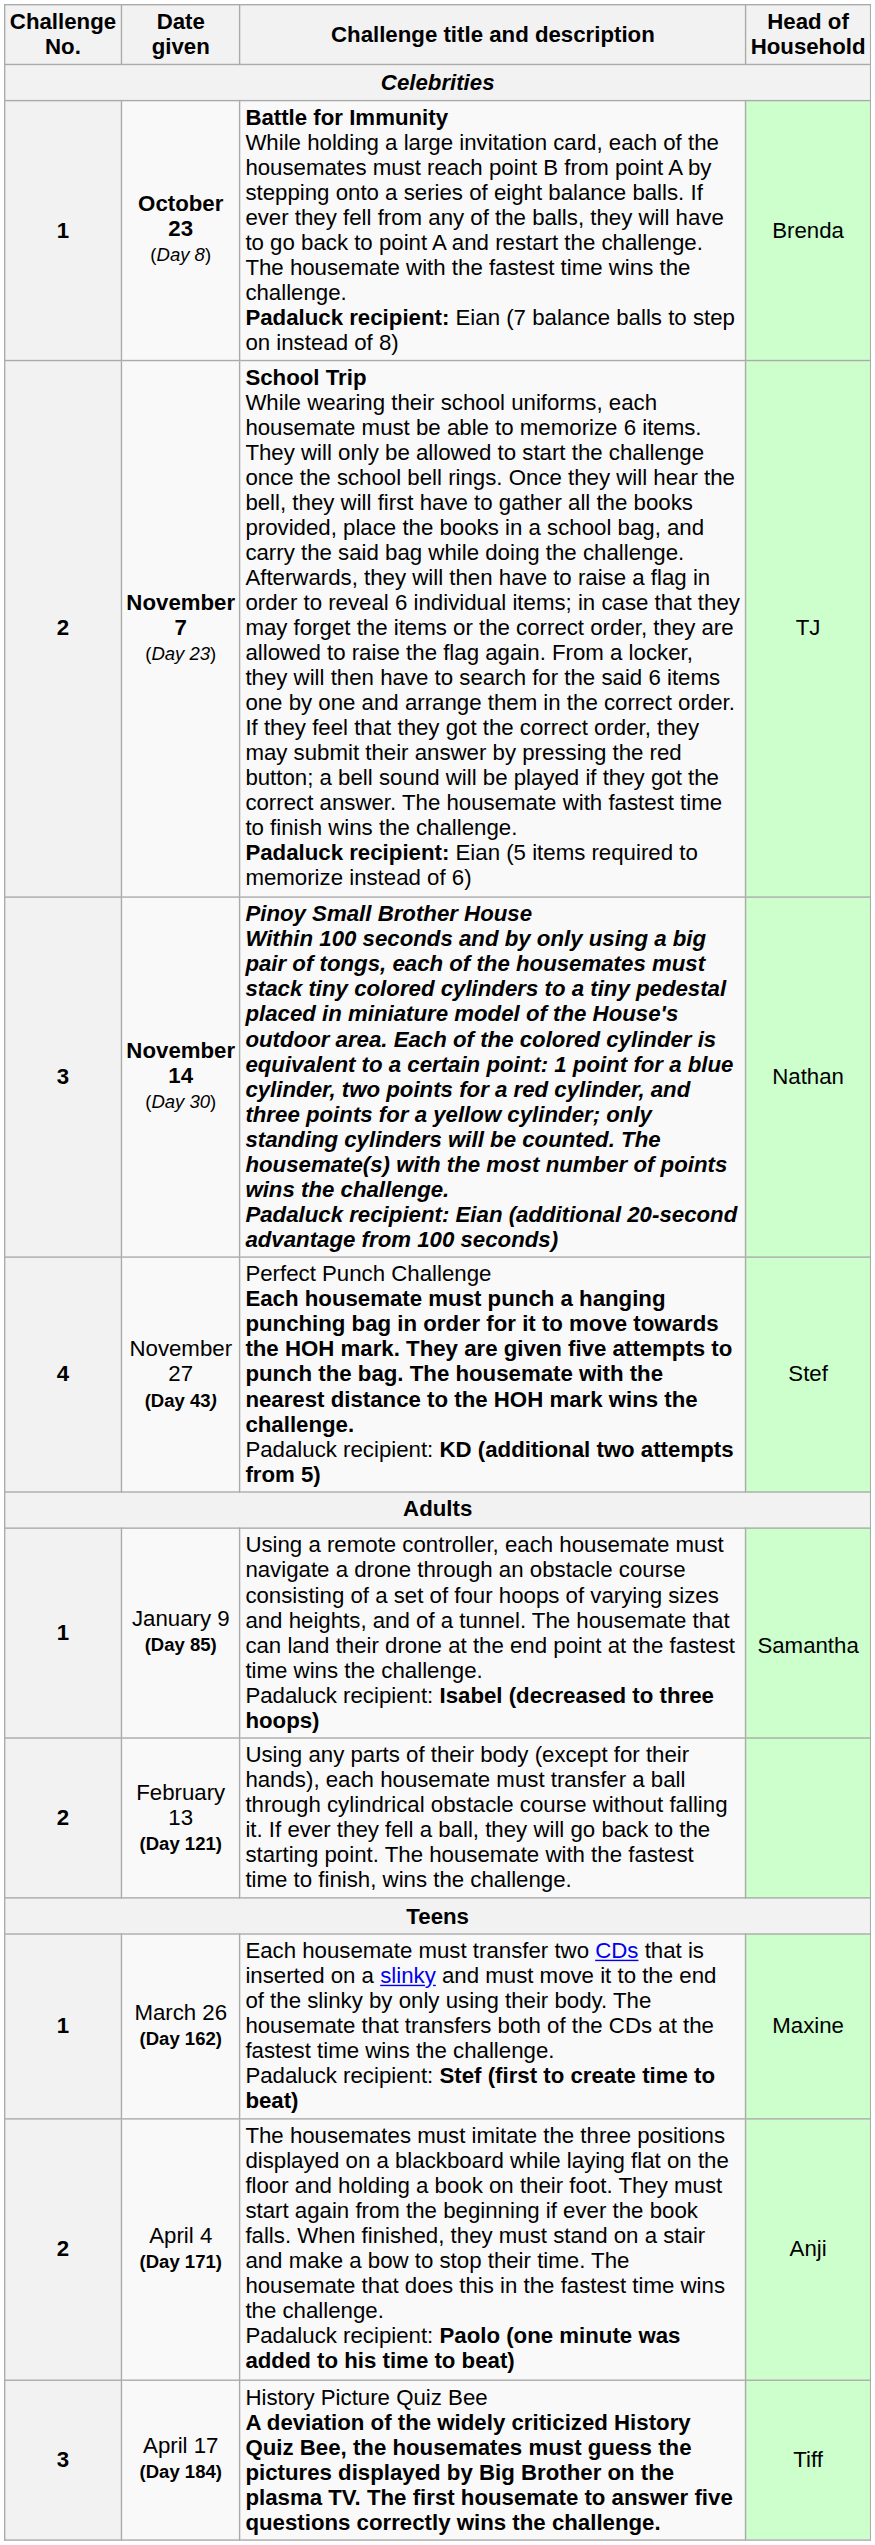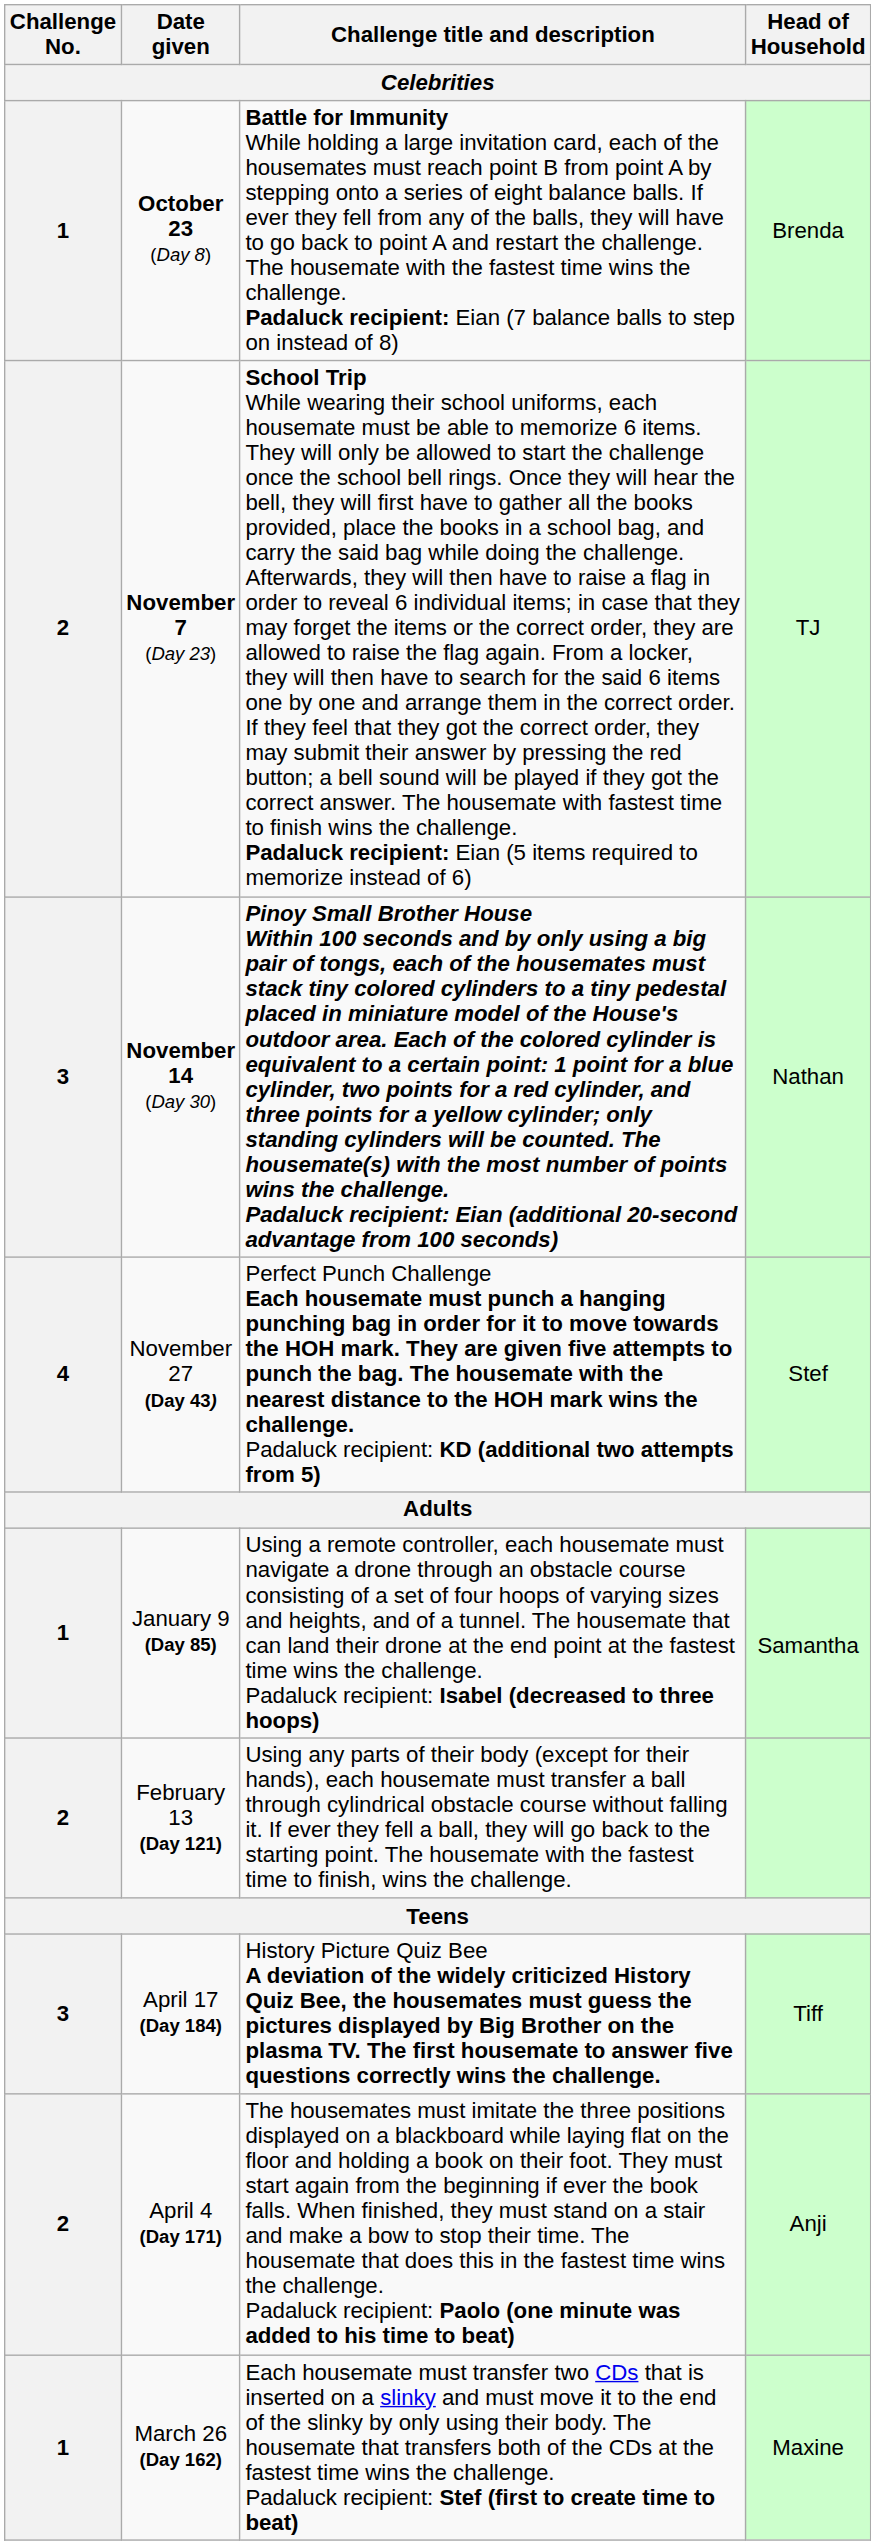rows swapped: (181, 2025) <-> (181, 2458)
